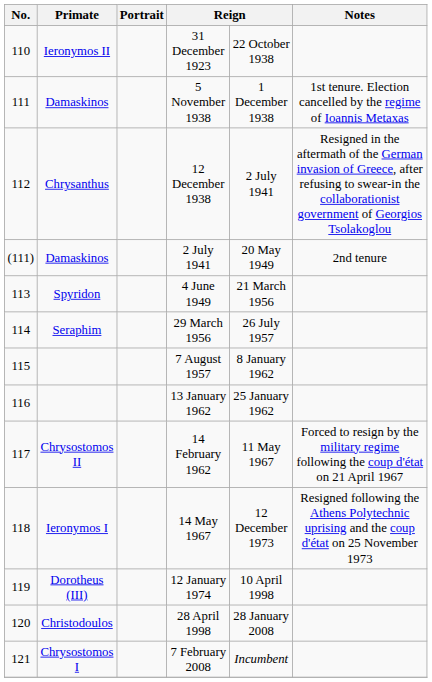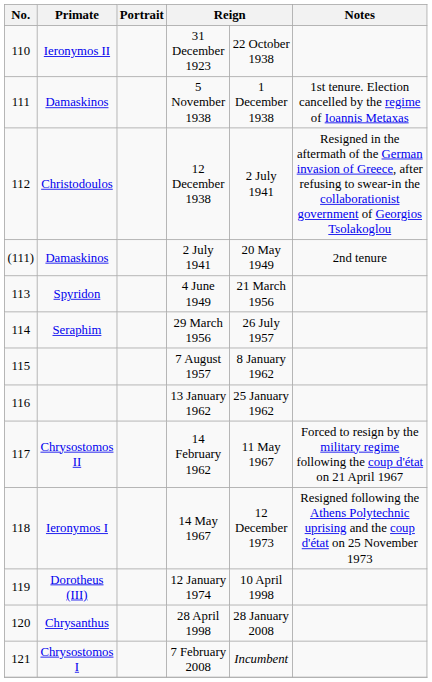(77, 184) Chrysanthus -> (77, 184) Christodoulos
(77, 623) Christodoulos -> (77, 623) Chrysanthus
